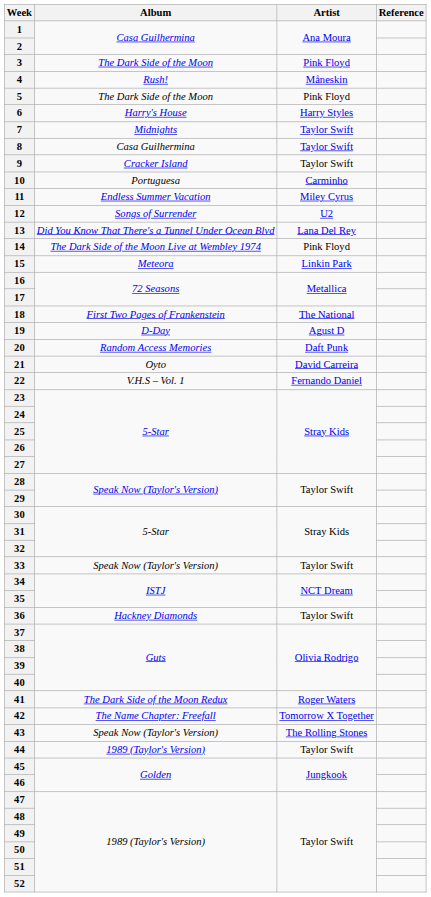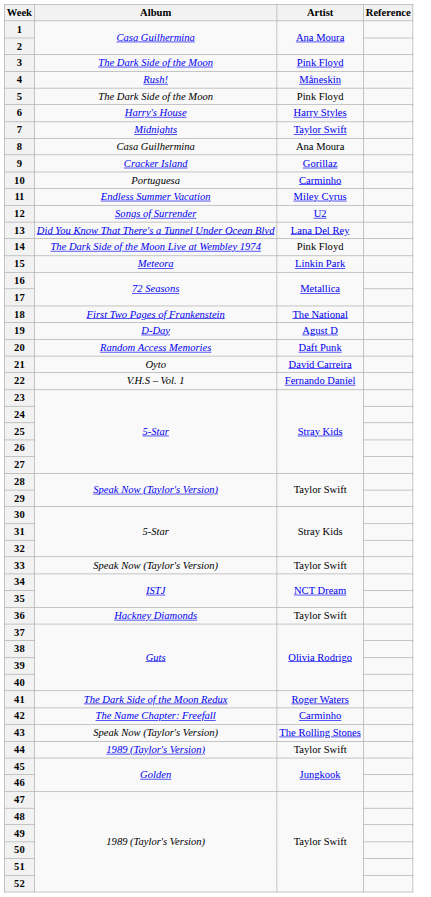(327, 146) Taylor Swift -> (320, 146) Ana Moura
(327, 163) Taylor Swift -> (320, 163) Gorillaz
(327, 716) Tomorrow X Together -> (320, 716) Carminho
